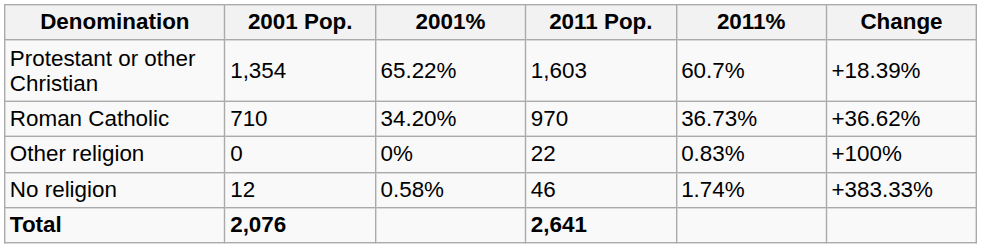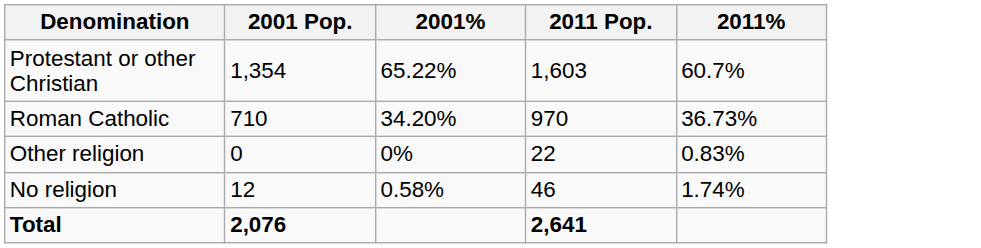- column: (901, 22)
